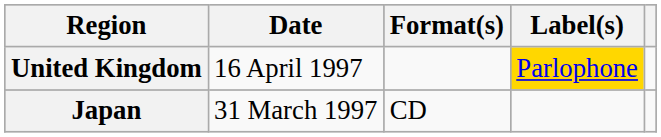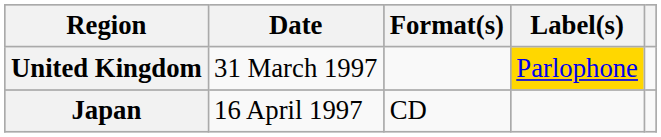(288, 68) 16 April 1997 -> (296, 68) 31 March 1997
(296, 110) 31 March 1997 -> (288, 110) 16 April 1997
